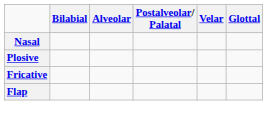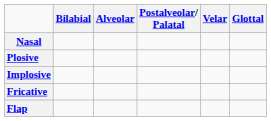+ row: (29, 74)
